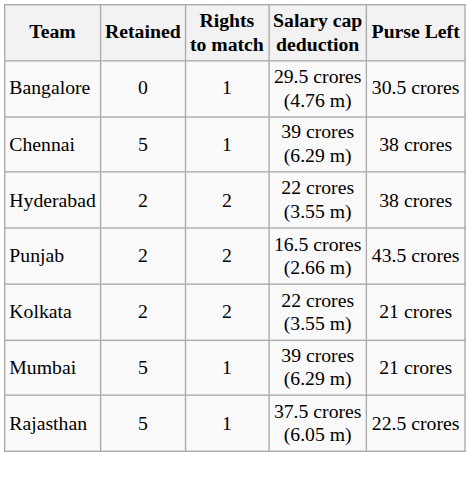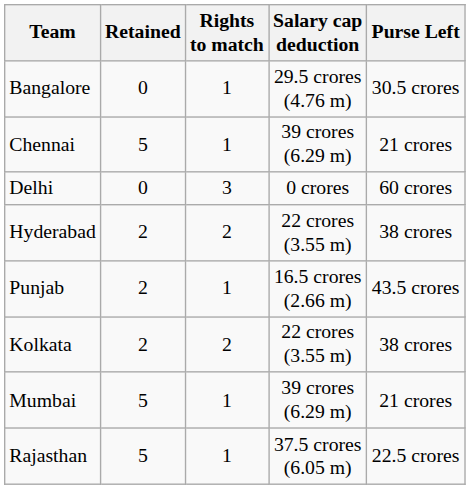(416, 144) 38 crores -> (416, 144) 21 crores
+ row: (31, 188)
(227, 255) 2 -> (227, 288) 1
(416, 311) 21 crores -> (416, 344) 38 crores
